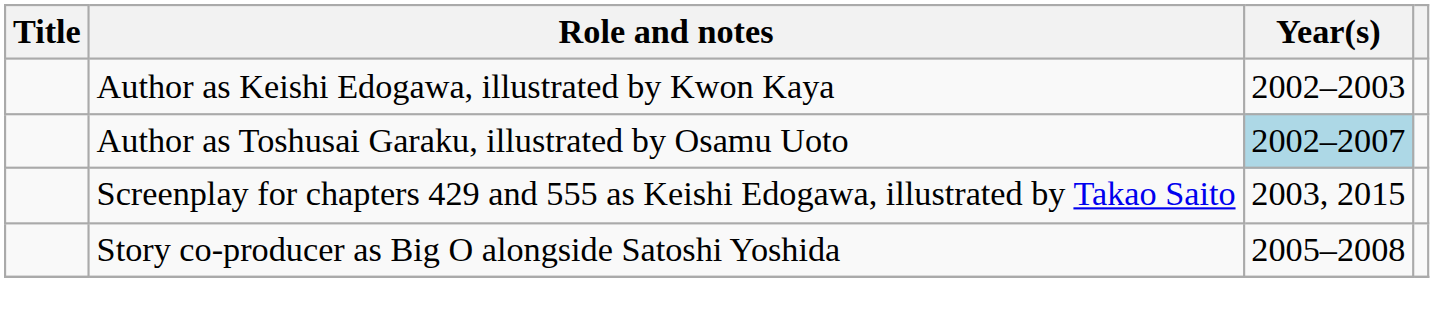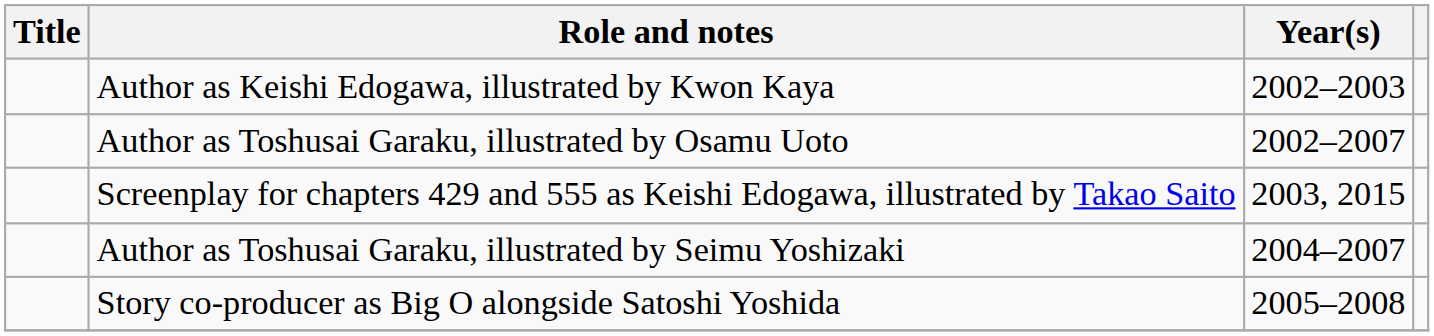(1328, 140) lightblue background -> (1328, 140) no background
+ row: (501, 248)
